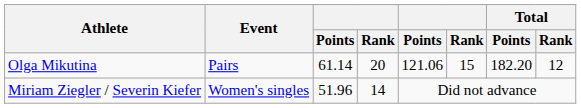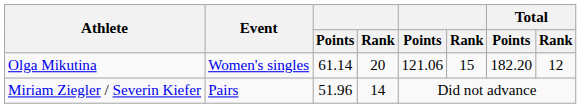(223, 65) Pairs -> (259, 65) Women's singles
(259, 90) Women's singles -> (223, 90) Pairs
